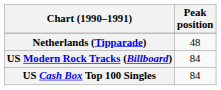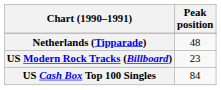(195, 59) 84 -> (195, 59) 23
